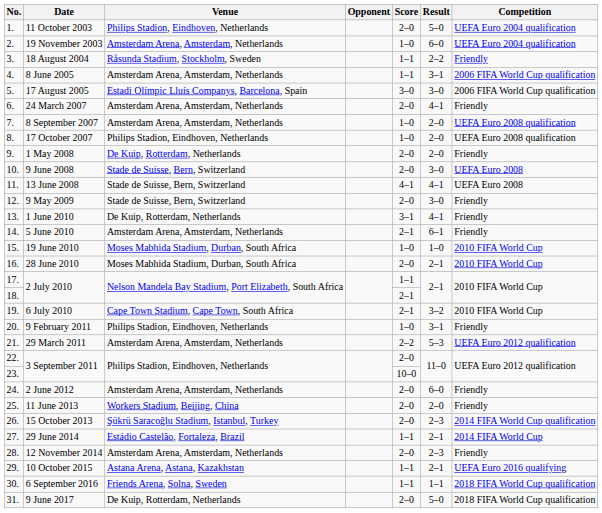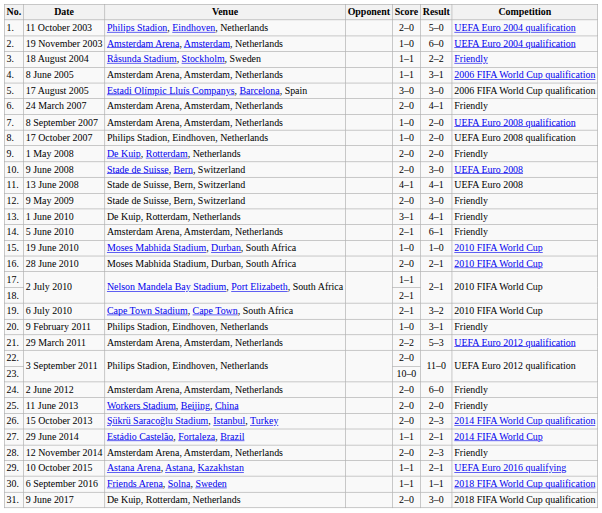(436, 500) 5–0 -> (436, 500) 3–0
